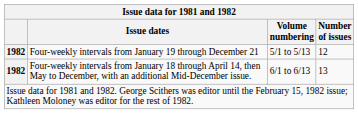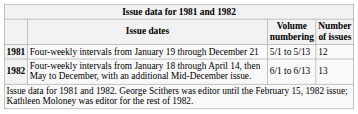(16, 51) 1982 -> (16, 51) 1981
